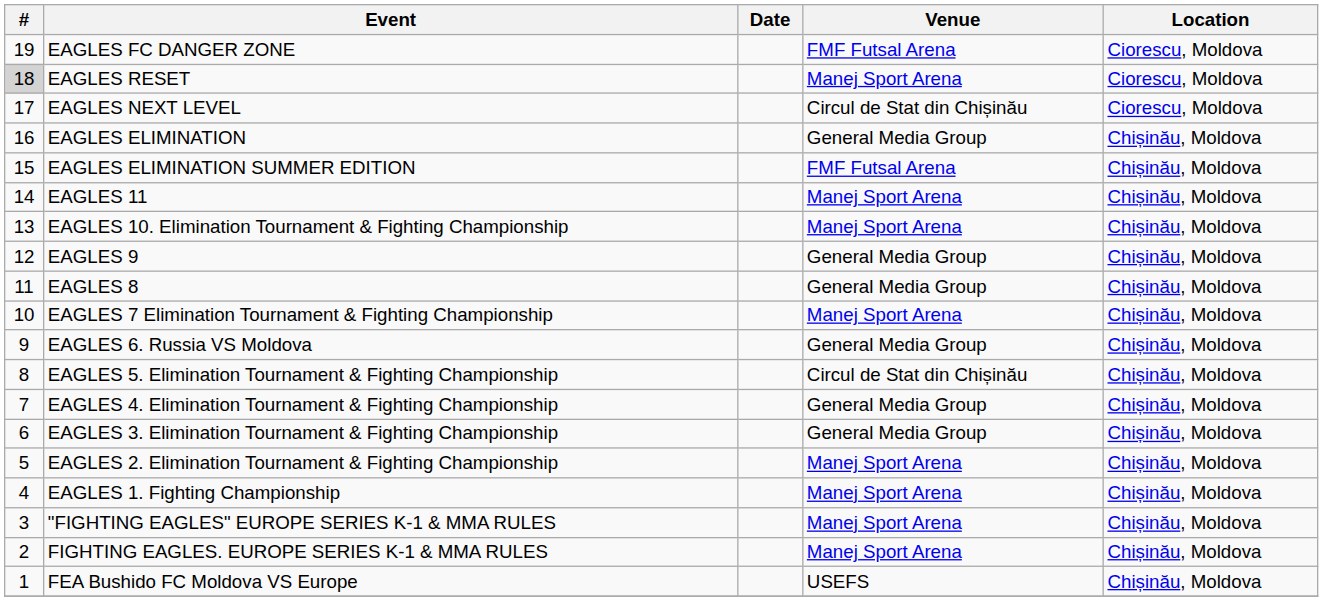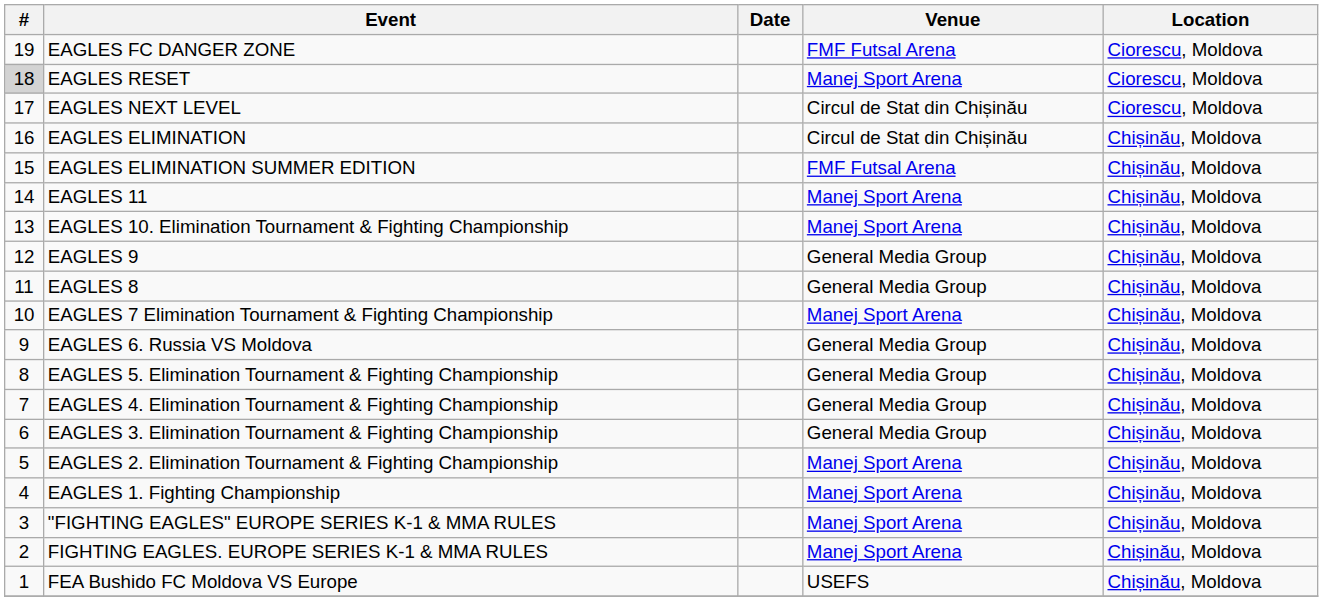(897, 138) General Media Group -> (917, 138) Circul de Stat din Chișinău
(917, 375) Circul de Stat din Chișinău -> (897, 375) General Media Group
